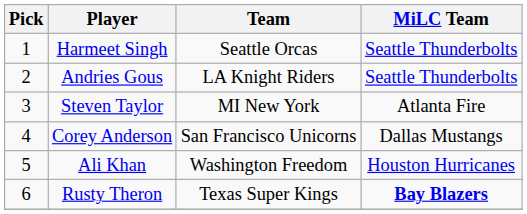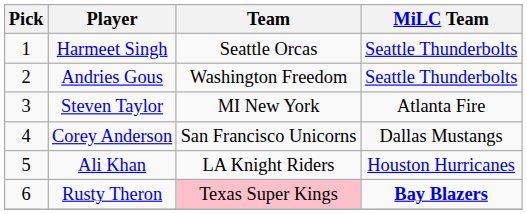(269, 77) LA Knight Riders -> (269, 77) Washington Freedom
(269, 164) Washington Freedom -> (269, 164) LA Knight Riders
(269, 194) no background -> (269, 194) pink background
